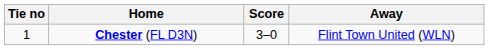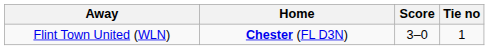columns swapped: (26, 14) <-> (386, 14)
